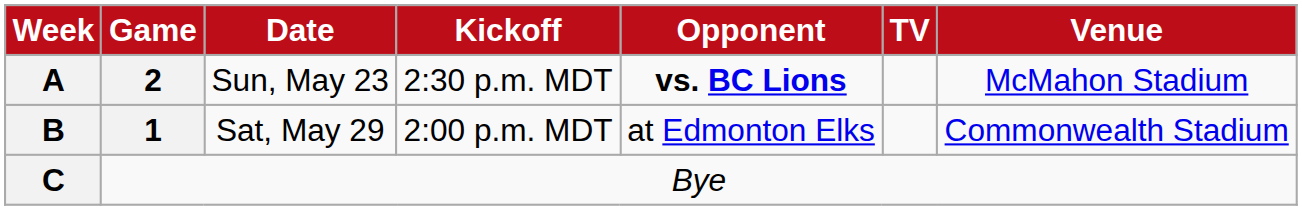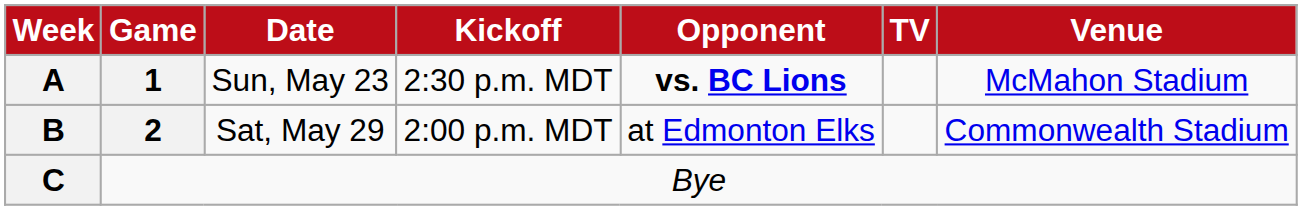(153, 80) 2 -> (153, 80) 1
(153, 130) 1 -> (153, 130) 2
